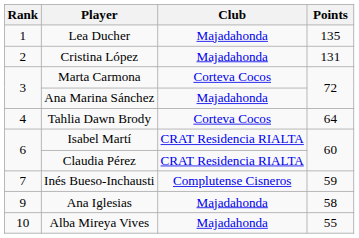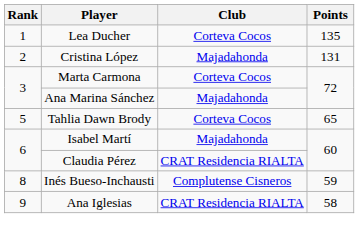(232, 35) Majadahonda -> (232, 35) Corteva Cocos
(23, 118) 4 -> (23, 118) 5
(330, 118) 64 -> (330, 118) 65
(232, 139) CRAT Residencia RIALTA -> (232, 139) Majadahonda
(23, 181) 7 -> (23, 181) 8
(232, 202) Majadahonda -> (232, 202) CRAT Residencia RIALTA
- row: (99, 222)
